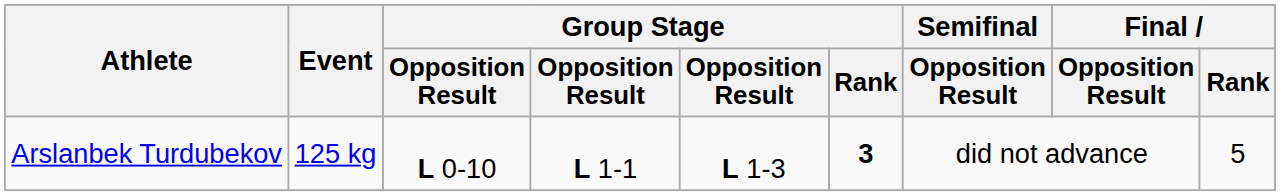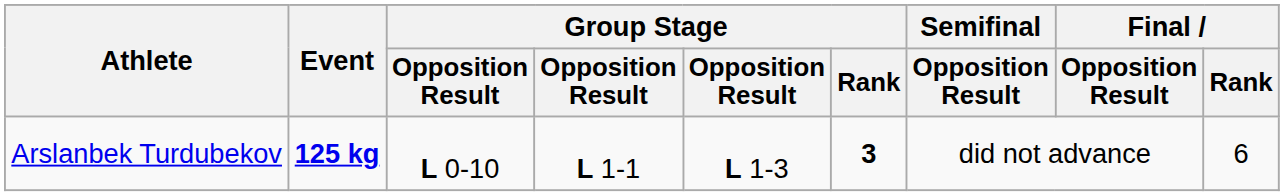(336, 154) normal -> (337, 154) bold
(1238, 154) 5 -> (1241, 154) 6
